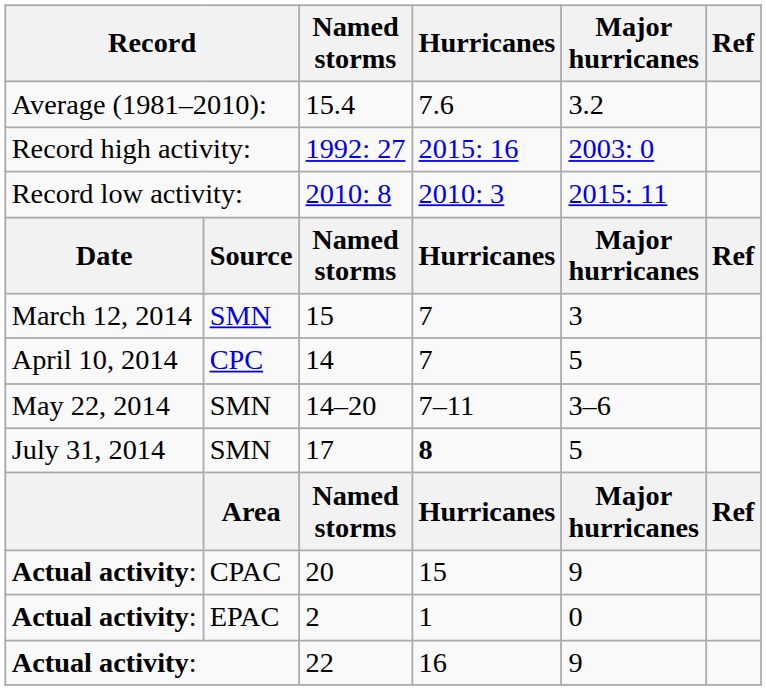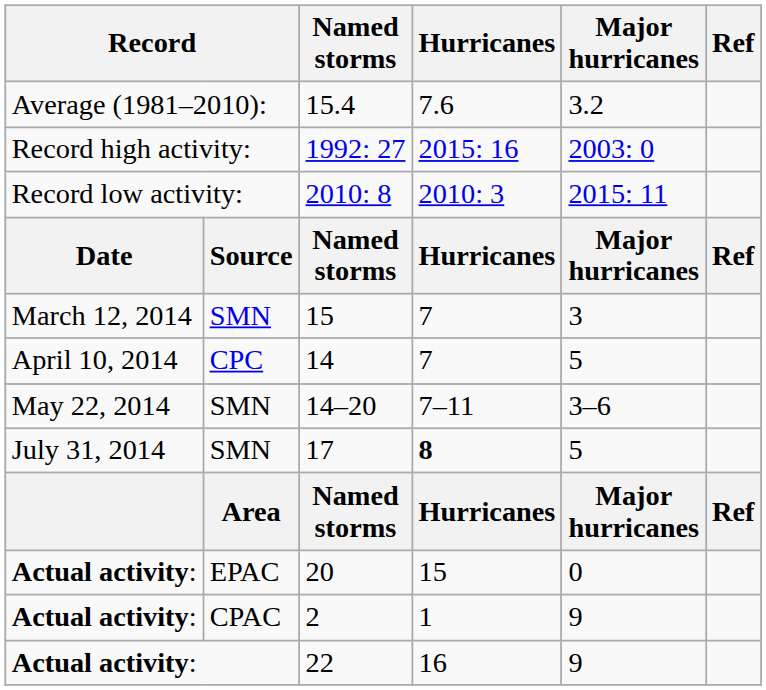(245, 571) CPAC -> (245, 571) EPAC
(576, 571) 9 -> (576, 571) 0
(245, 616) EPAC -> (245, 616) CPAC
(576, 616) 0 -> (576, 616) 9
